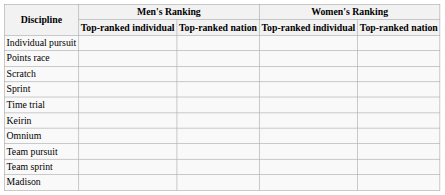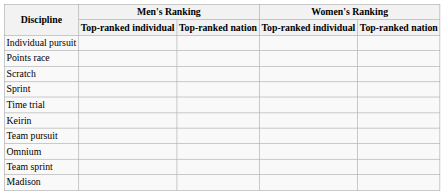rows swapped: (24, 136) <-> (32, 151)
